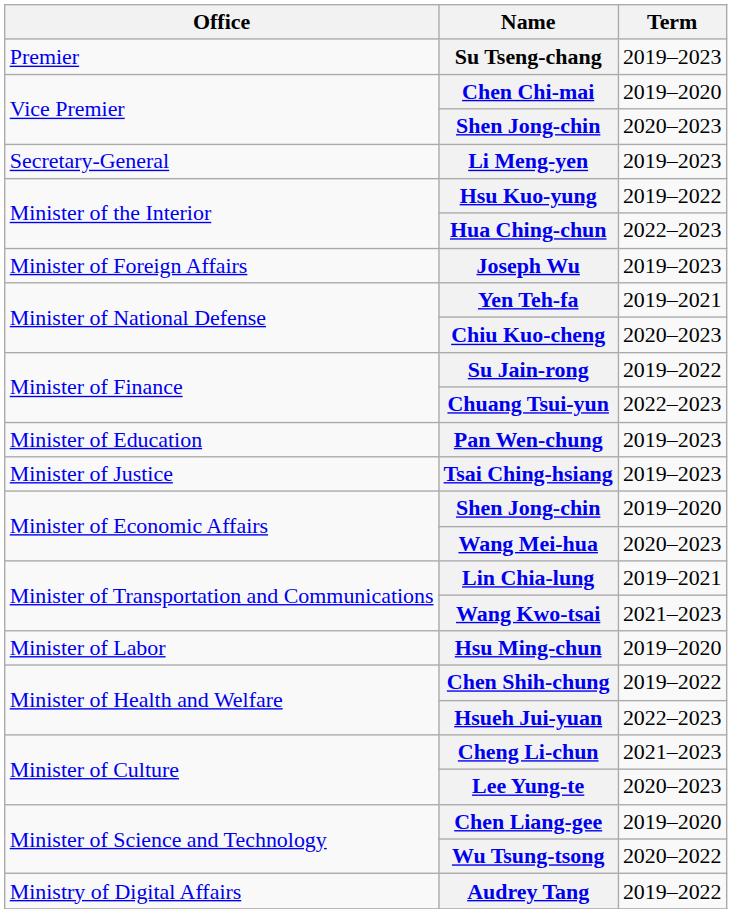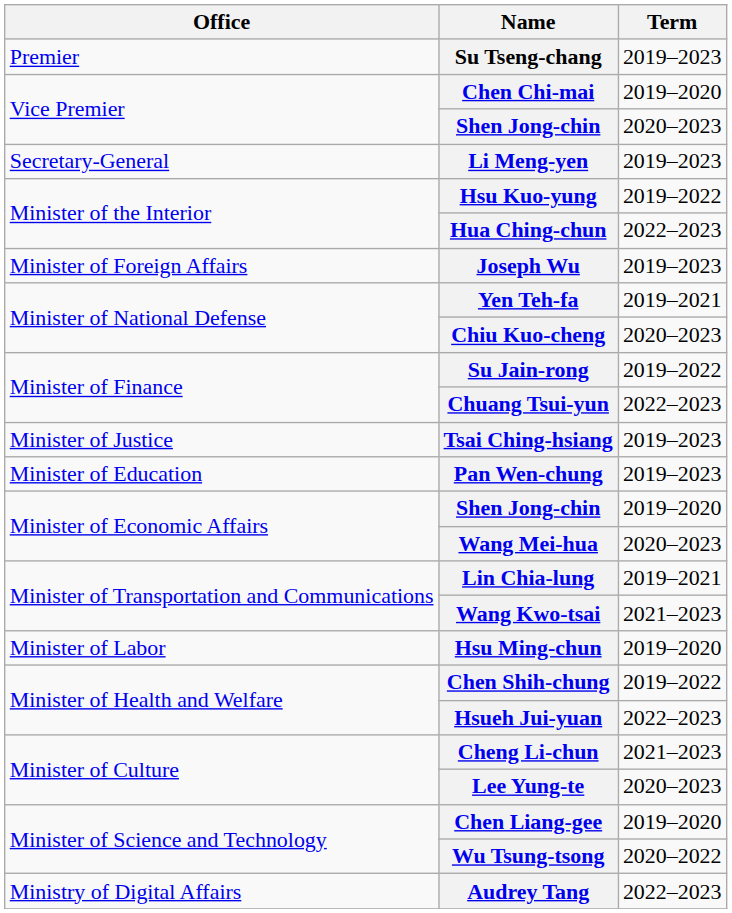rows swapped: (106, 439) <-> (91, 473)
(672, 890) 2019–2022 -> (672, 890) 2022–2023
